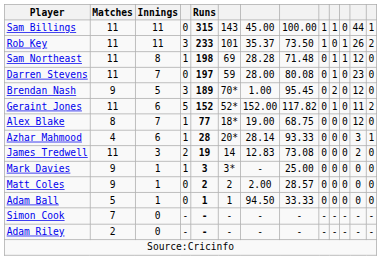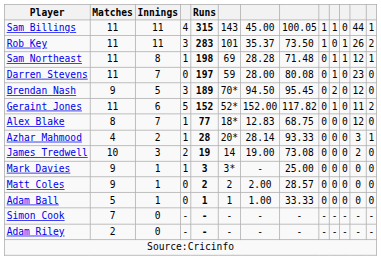(185, 28) 0 -> (185, 28) 4
(299, 28) 100.00 -> (299, 28) 100.05
(205, 44) 233 -> (205, 44) 283
(372, 59) 0 -> (372, 59) 1
(260, 91) 1.00 -> (260, 91) 94.50
(260, 122) 19.00 -> (260, 122) 12.83
(158, 138) 6 -> (158, 138) 2
(113, 153) 11 -> (113, 153) 10
(260, 153) 12.83 -> (260, 153) 19.00
(260, 200) 94.50 -> (260, 200) 1.00
